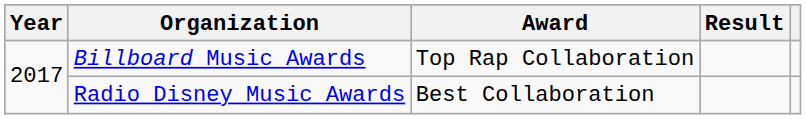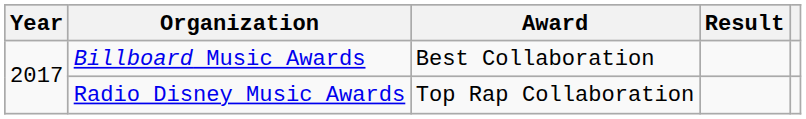(555, 59) Top Rap Collaboration -> (535, 59) Best Collaboration
(535, 95) Best Collaboration -> (555, 95) Top Rap Collaboration
